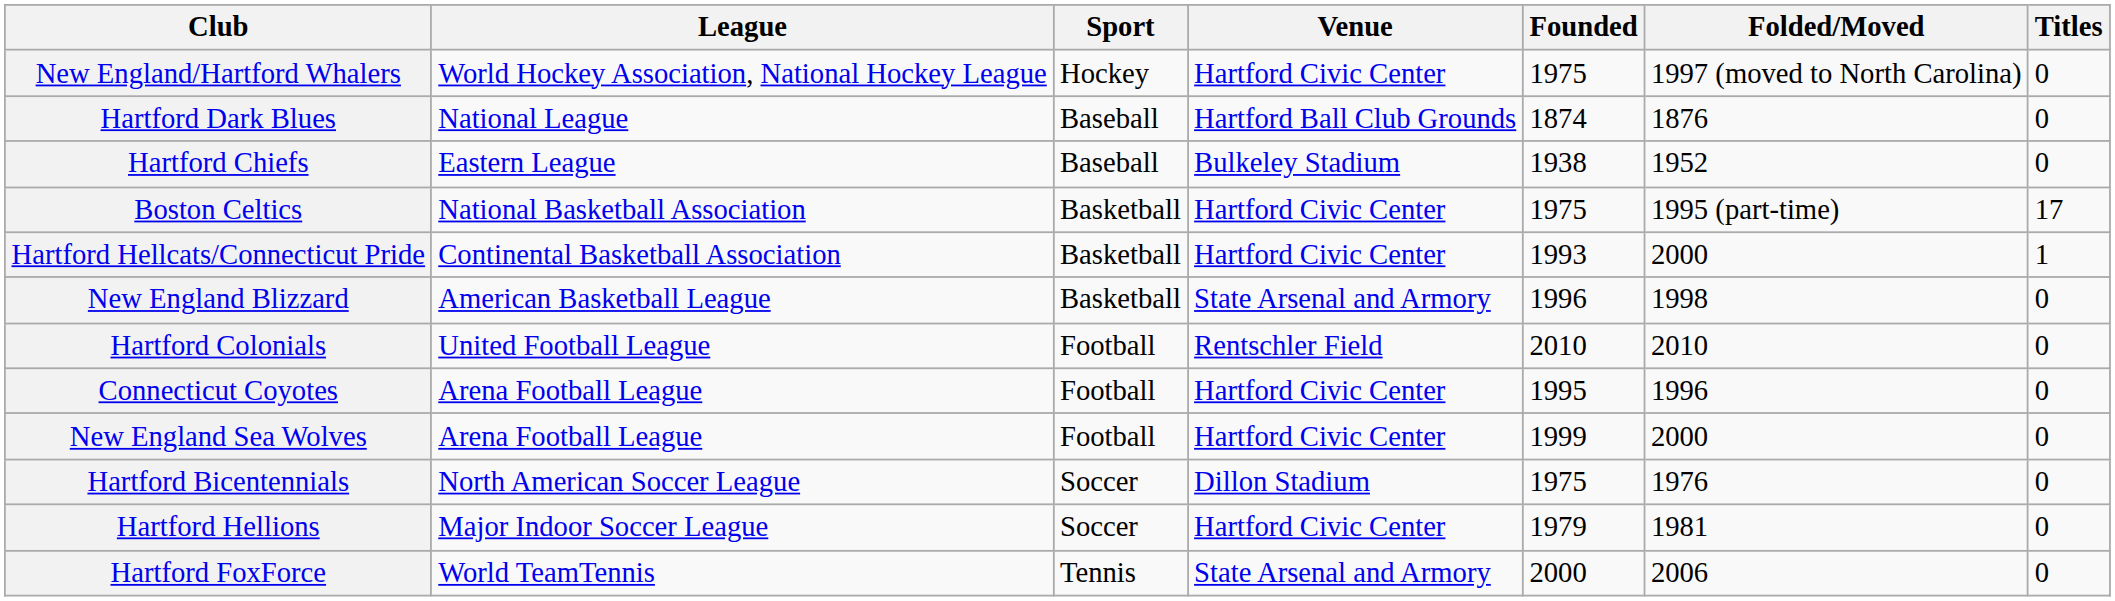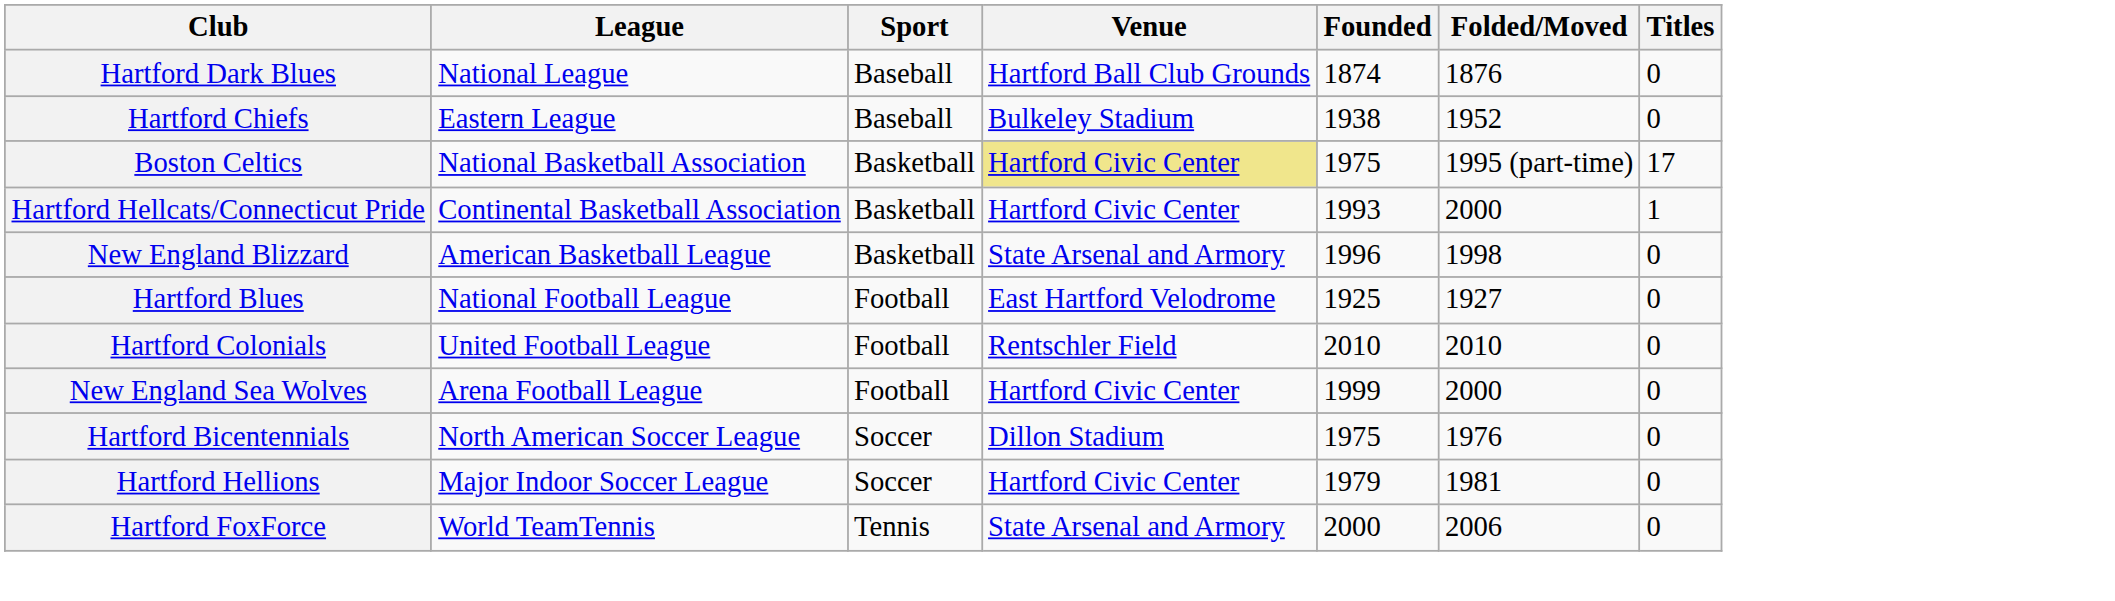- row: (218, 72)
(1320, 208) no background -> (1114, 163) khaki background
+ row: (218, 299)
- row: (218, 390)
